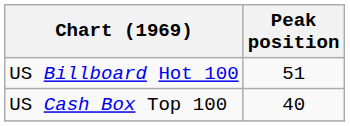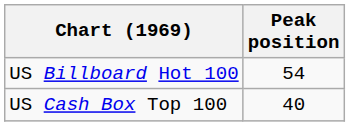(294, 74) 51 -> (294, 74) 54
